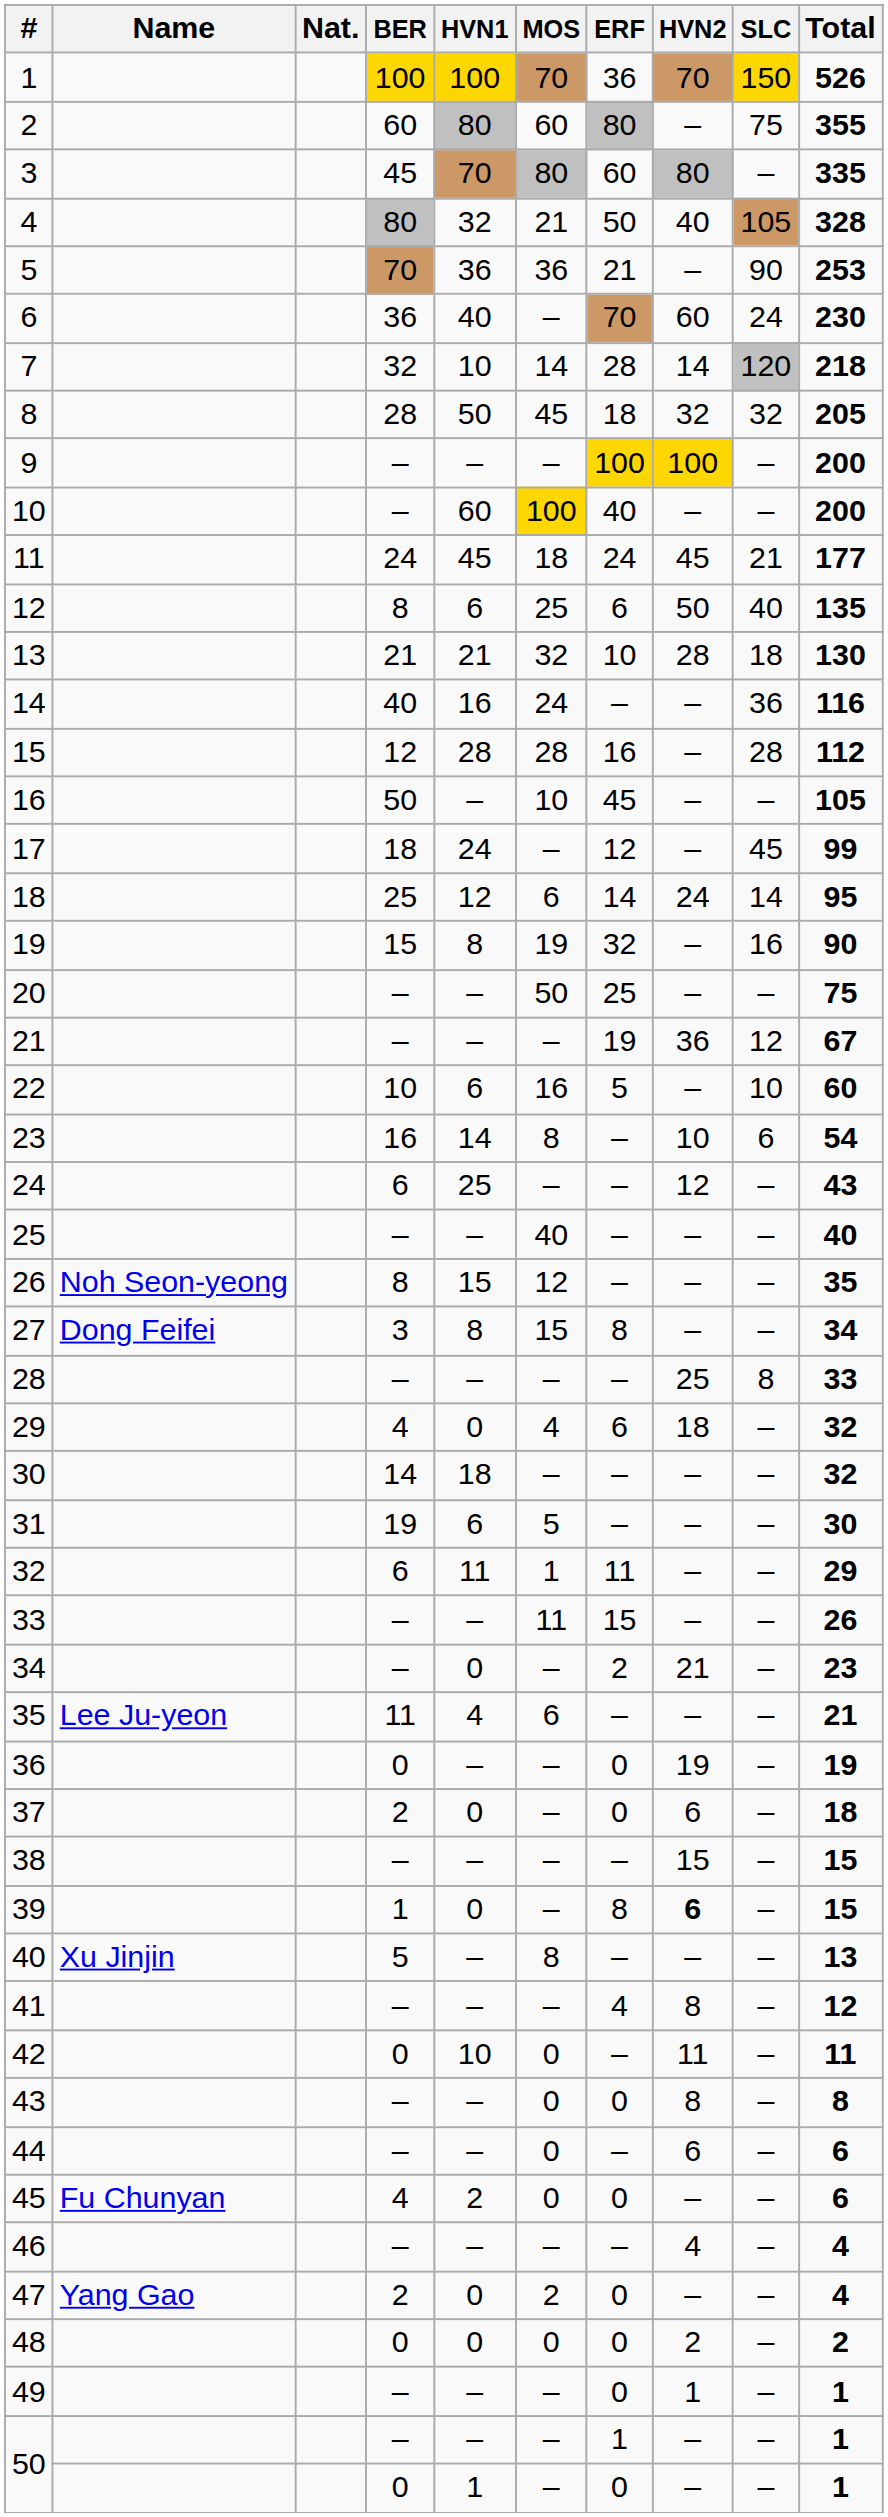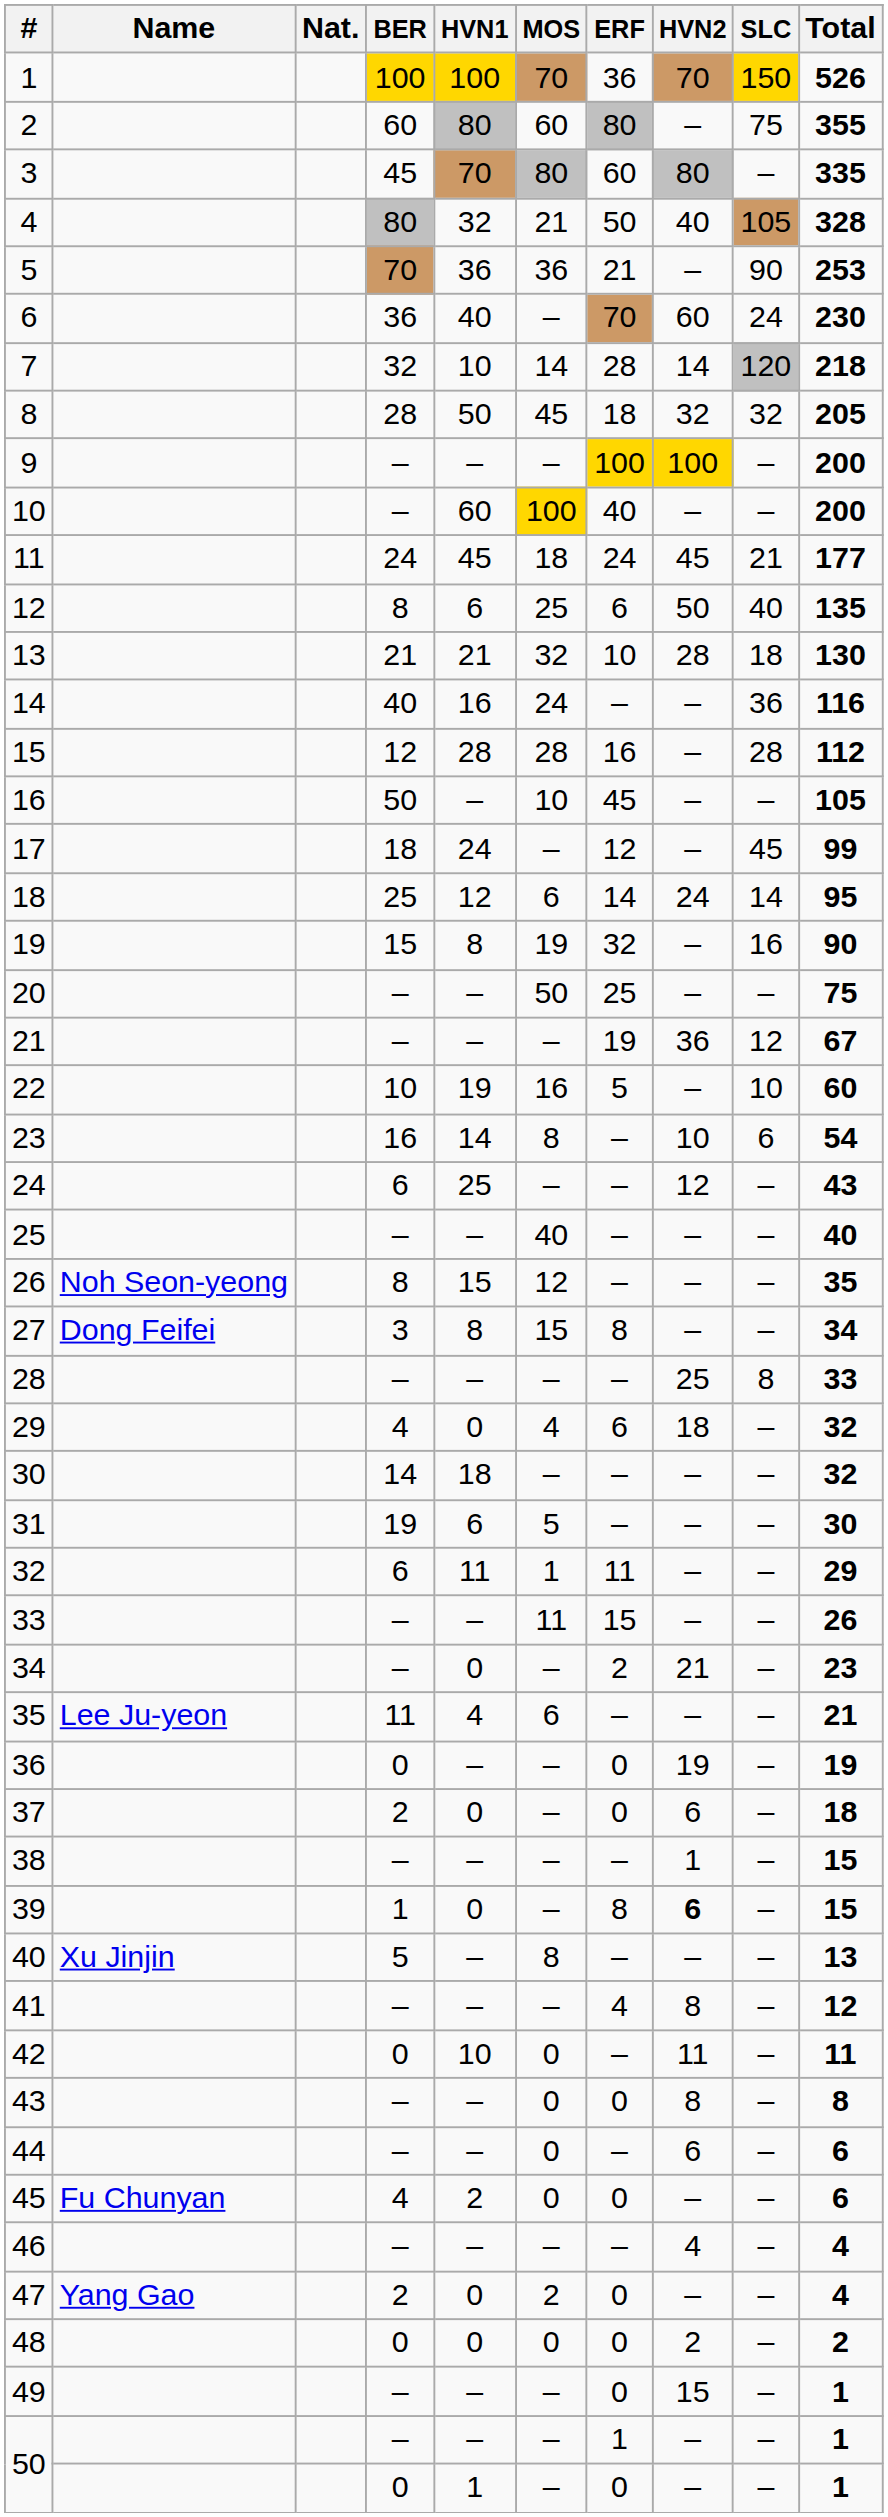(475, 1089) 6 -> (475, 1089) 19
(693, 1860) 15 -> (693, 1860) 1
(693, 2391) 1 -> (693, 2391) 15
